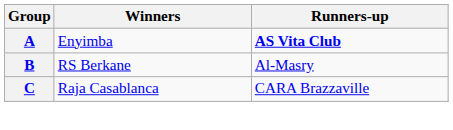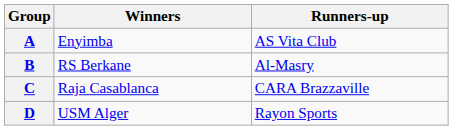(298, 40) bold -> (296, 40) normal
+ row: (29, 112)
